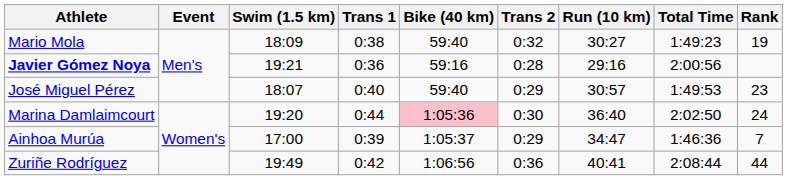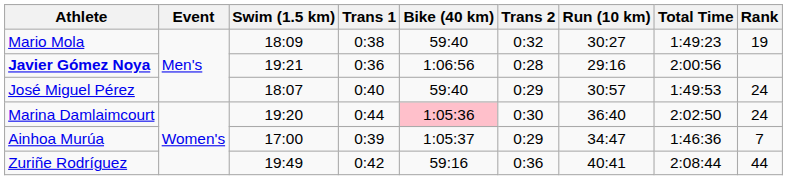(449, 66) 59:16 -> (449, 66) 1:06:56
(760, 90) 23 -> (760, 90) 24
(449, 163) 1:06:56 -> (449, 163) 59:16
